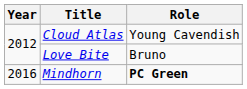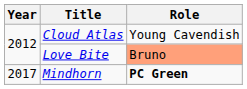(148, 54) no background -> (148, 54) lightsalmon background
(22, 74) 2016 -> (22, 74) 2017
